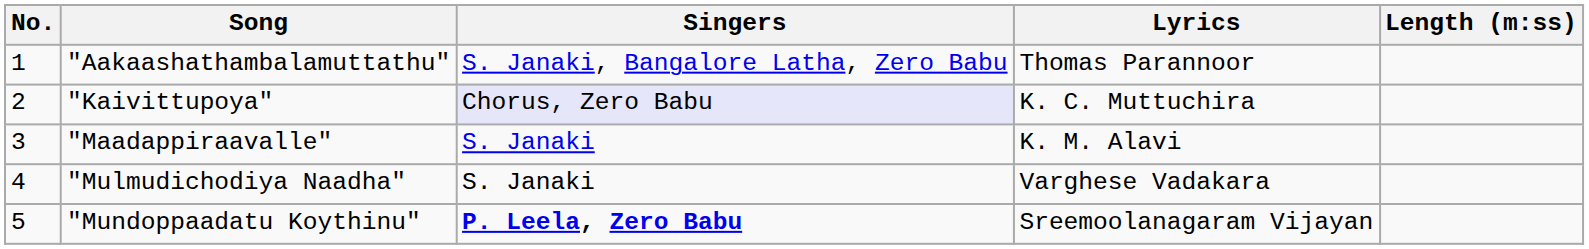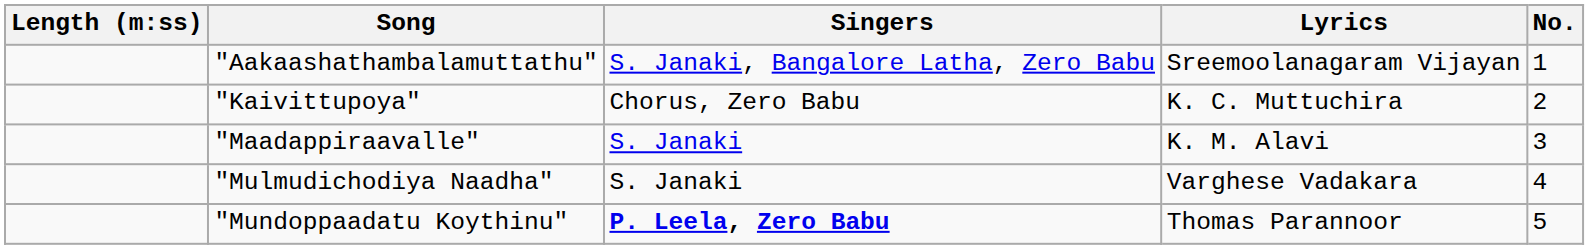columns swapped: (33, 25) <-> (1481, 25)
(1137, 65) Thomas Parannoor -> (1344, 65) Sreemoolanagaram Vijayan
(587, 105) lavender background -> (735, 105) no background
(1196, 224) Sreemoolanagaram Vijayan -> (1285, 224) Thomas Parannoor
